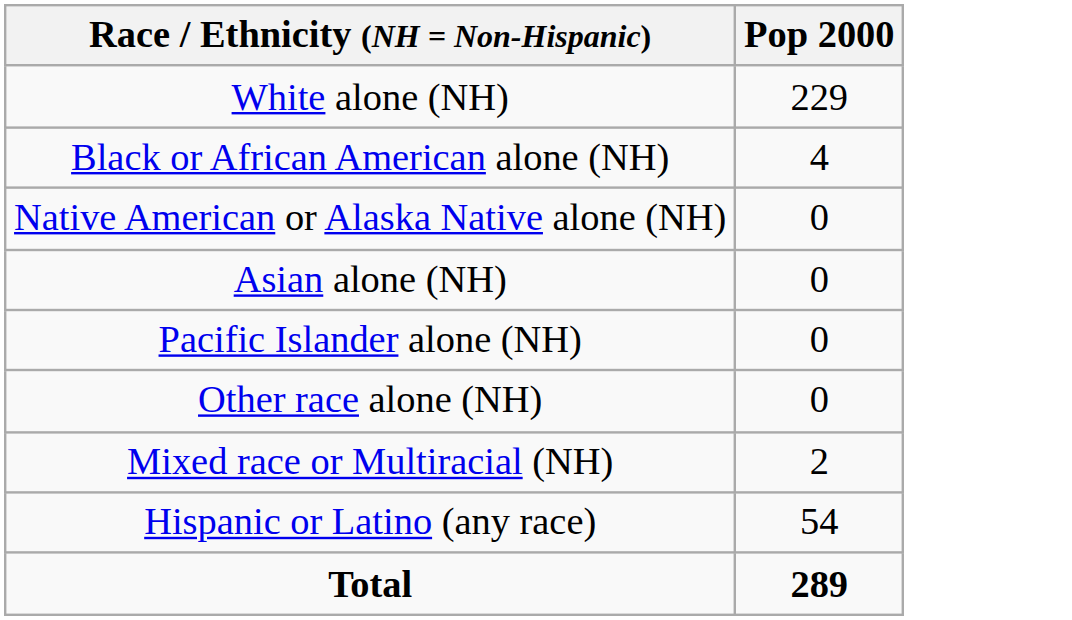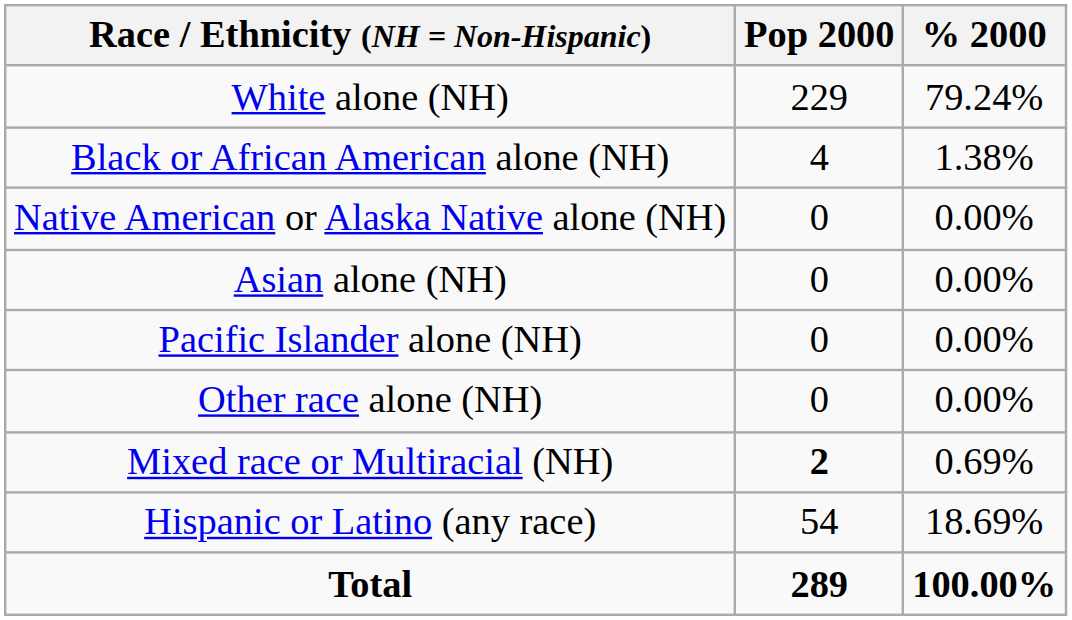+ column: (984, 34)
(819, 461) normal -> (819, 461) bold
